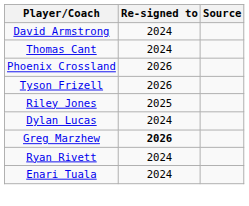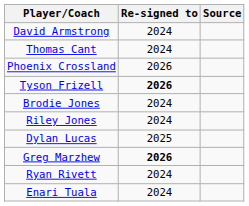(159, 85) normal -> (159, 85) bold
+ row: (61, 103)
(159, 103) 2025 -> (159, 120) 2024
(159, 120) 2024 -> (159, 138) 2025
